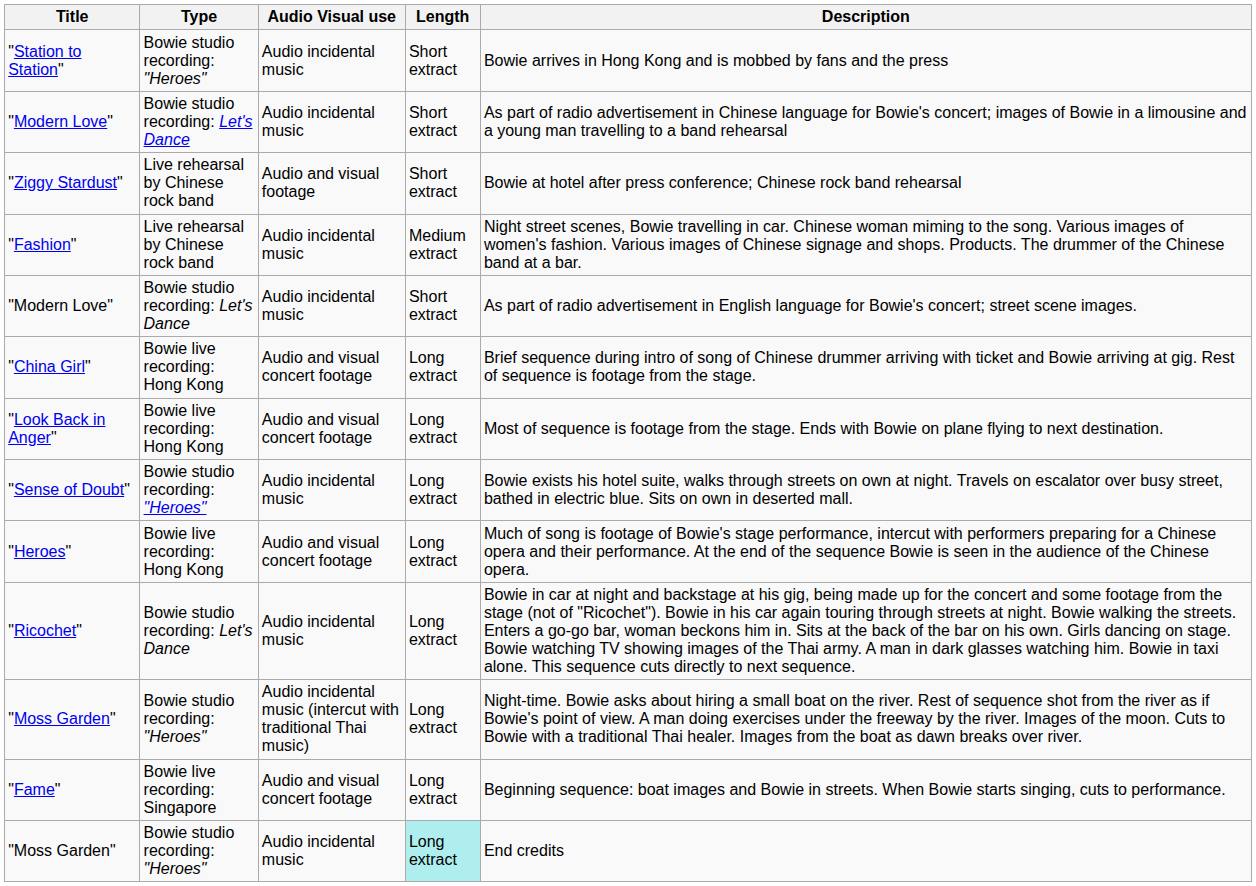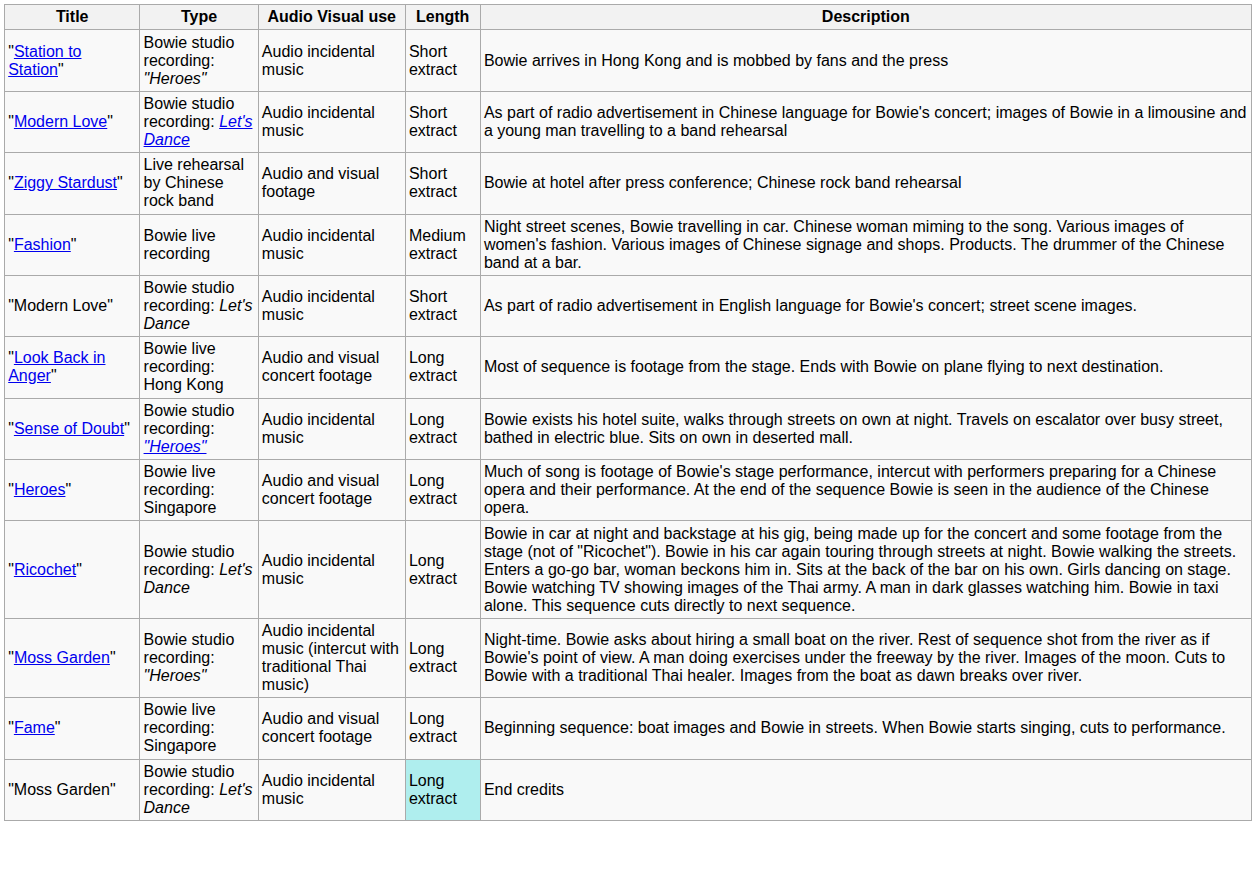(194, 244) Live rehearsal by Chinese rock band -> (180, 244) Bowie live recording
- row: (49, 367)
(184, 551) Bowie live recording: Hong Kong -> (180, 490) Bowie live recording: Singapore
(189, 851) Bowie studio recording: "Heroes" -> (198, 789) Bowie studio recording: Let's Dance
